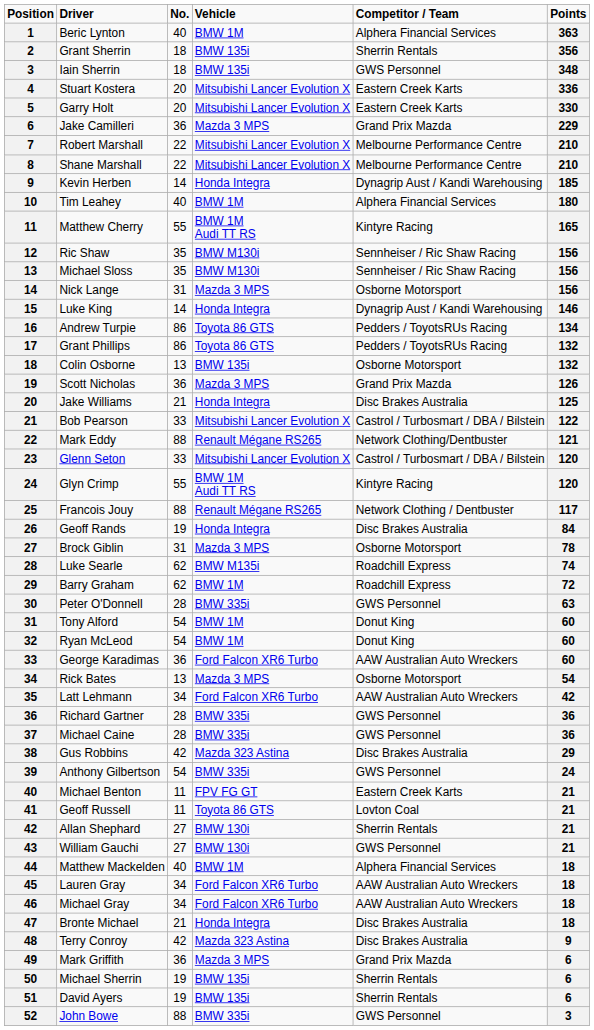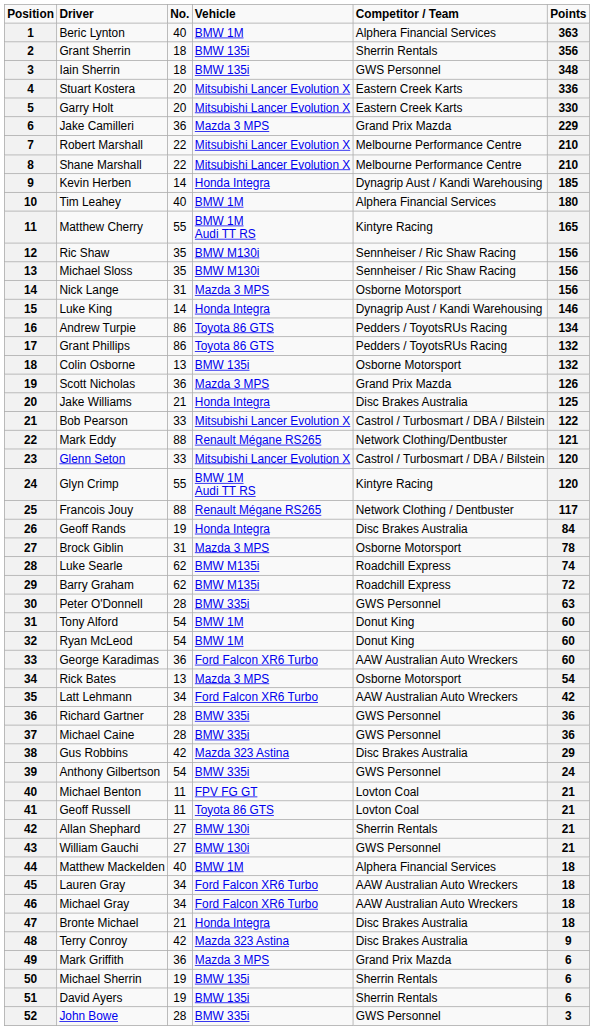(219, 585) BMW 1M -> (227, 585) BMW M135i
(409, 791) Eastern Creek Karts -> (387, 791) Lovton Coal
(180, 1016) 88 -> (180, 1016) 28
